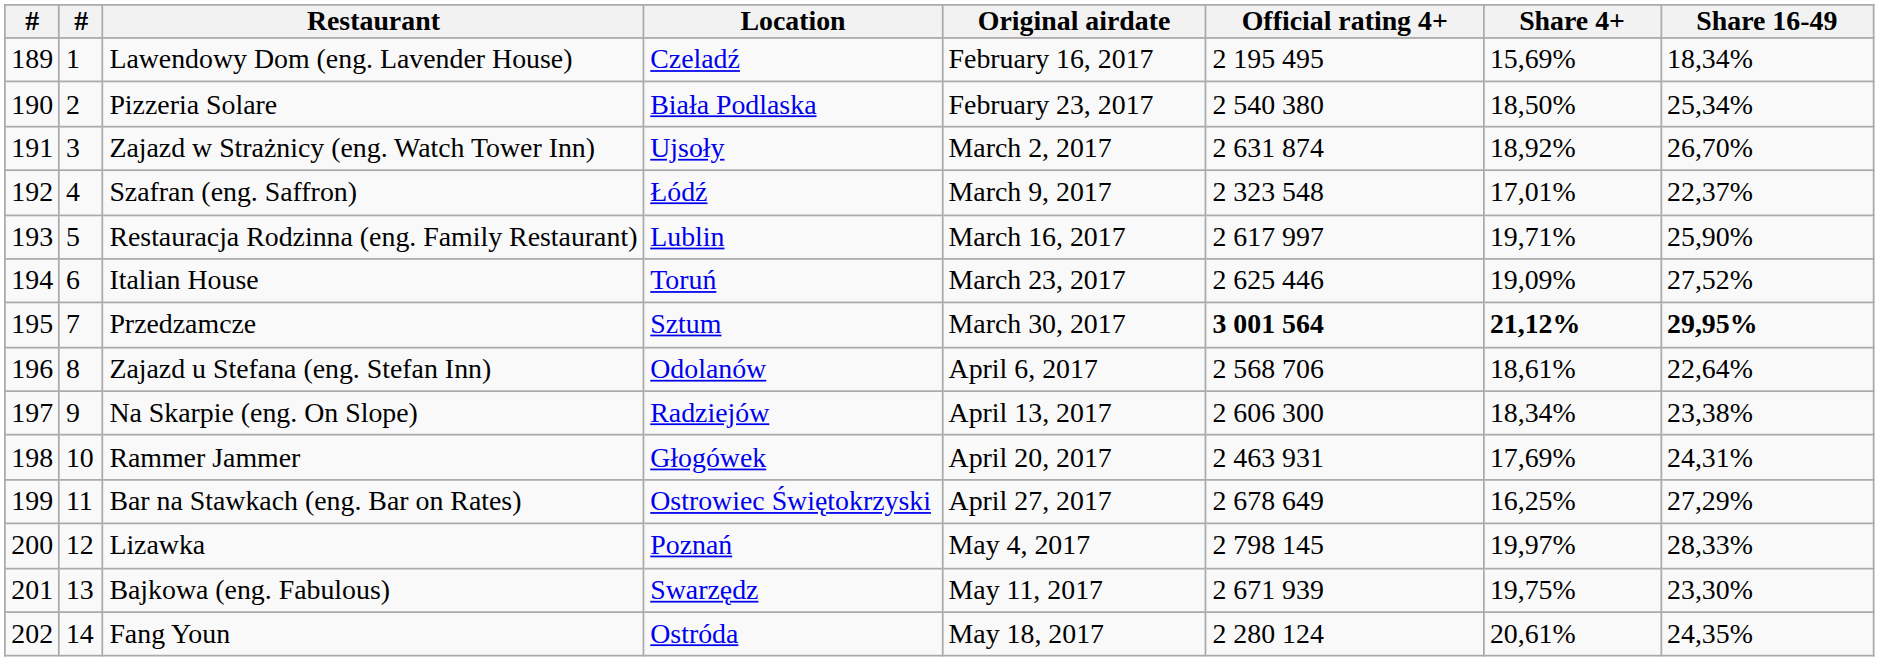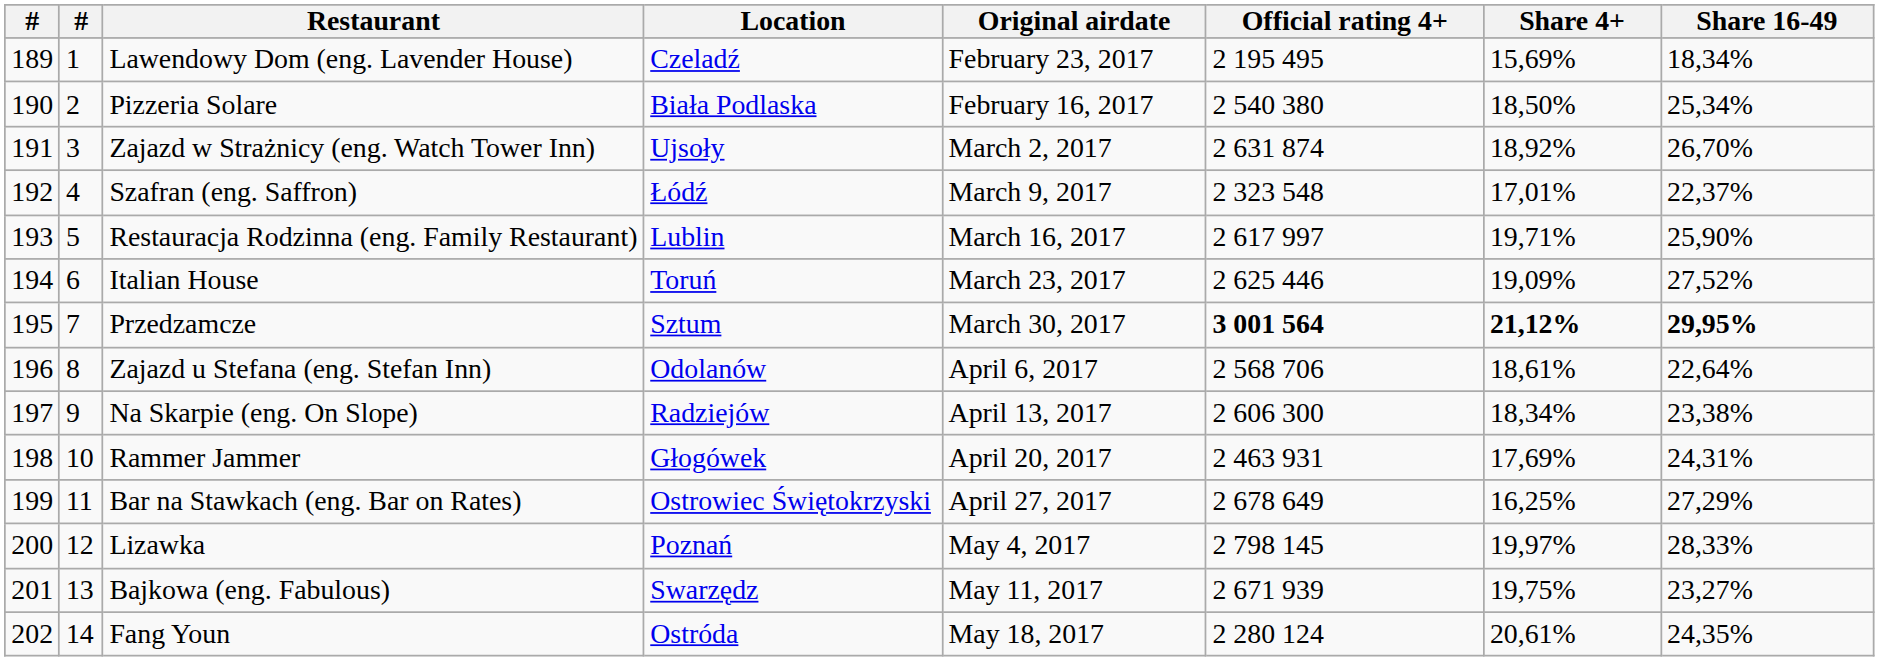(1051, 59) February 16, 2017 -> (1051, 59) February 23, 2017
(1051, 103) February 23, 2017 -> (1051, 103) February 16, 2017
(1710, 589) 23,30% -> (1710, 589) 23,27%
